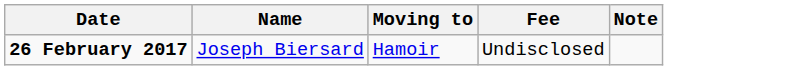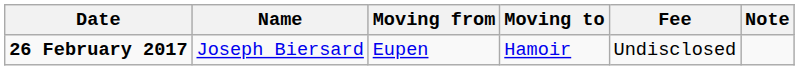+ column: (434, 20)
